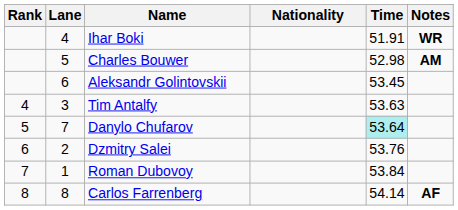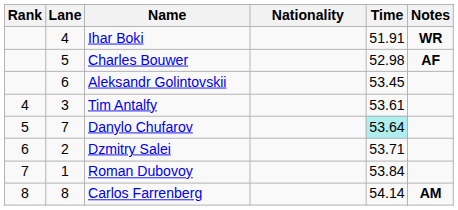(431, 60) AM -> (431, 60) AF
(387, 104) 53.63 -> (387, 104) 53.61
(387, 149) 53.76 -> (387, 149) 53.71
(431, 194) AF -> (431, 194) AM
